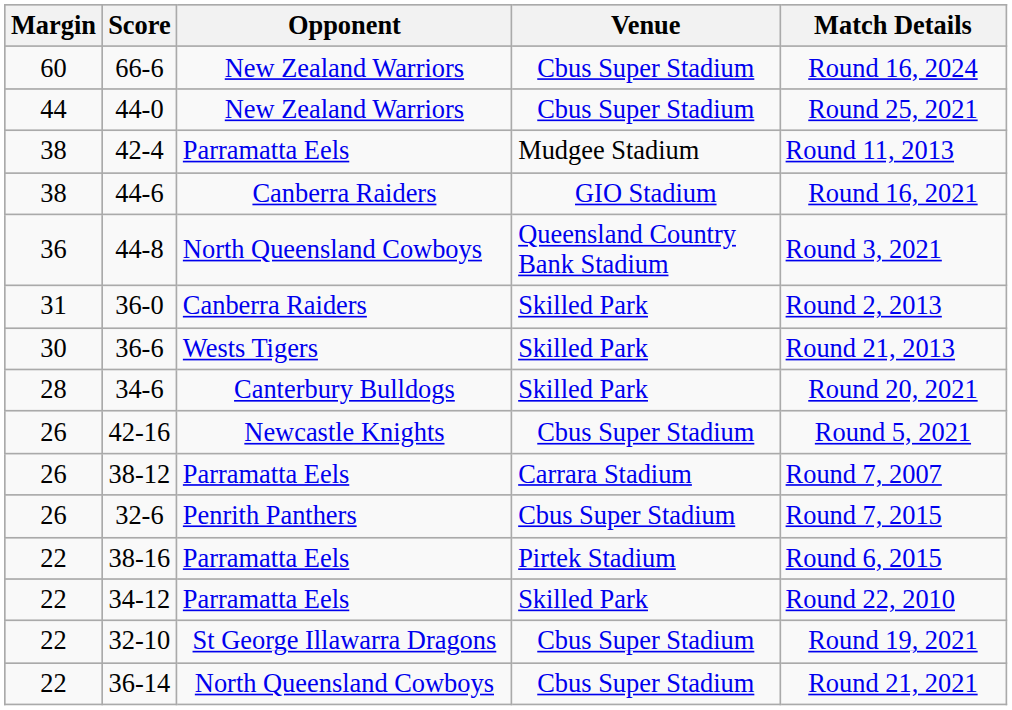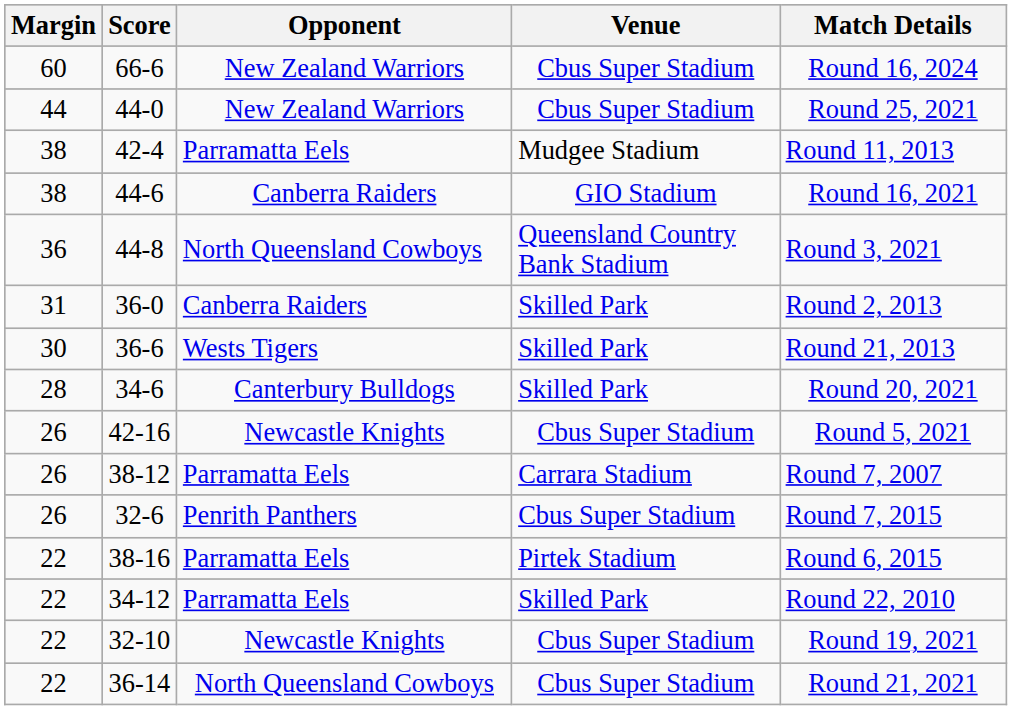(344, 641) St George Illawarra Dragons -> (344, 641) Newcastle Knights
